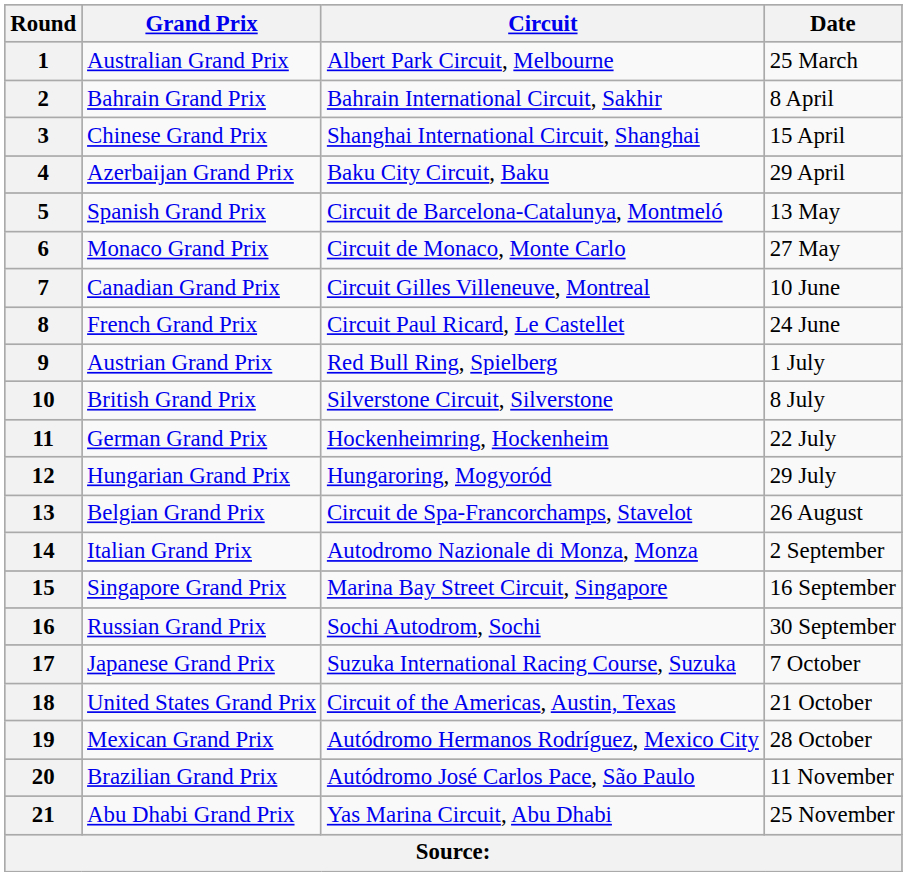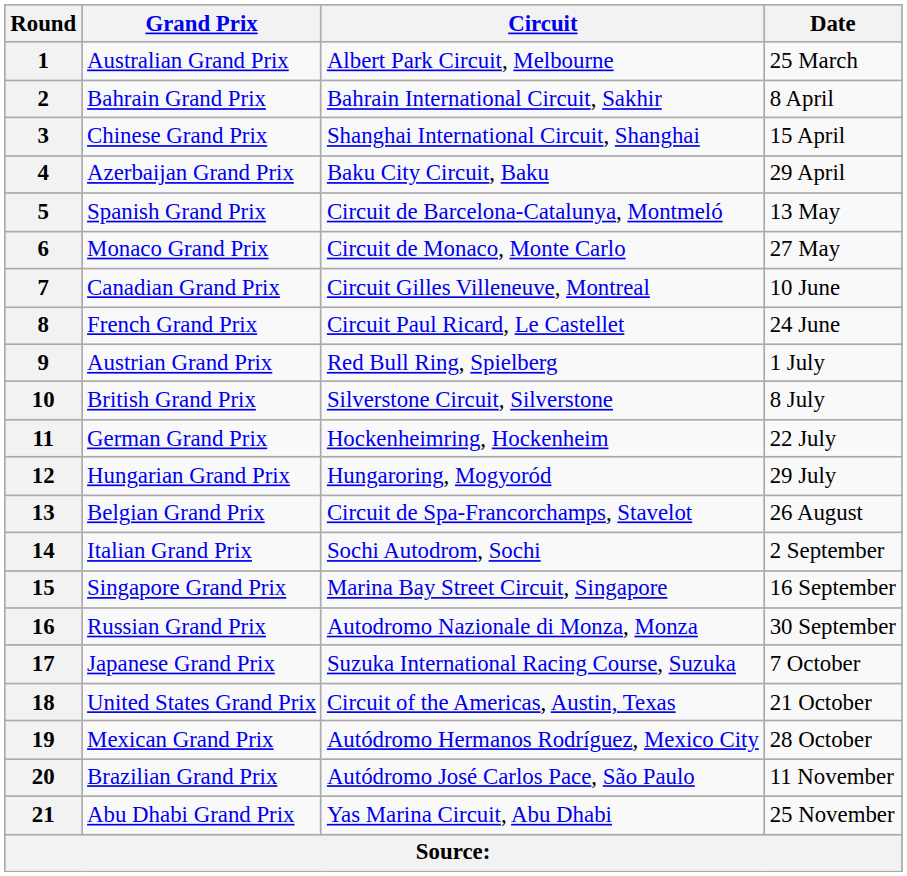(512, 550) Autodromo Nazionale di Monza, Monza -> (434, 550) Sochi Autodrom, Sochi
(434, 626) Sochi Autodrom, Sochi -> (512, 626) Autodromo Nazionale di Monza, Monza
